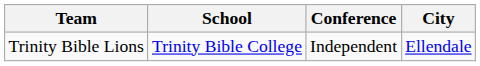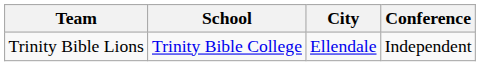columns swapped: (438, 18) <-> (354, 18)
